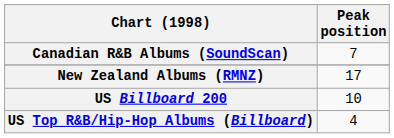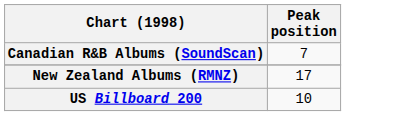- row: (161, 121)
